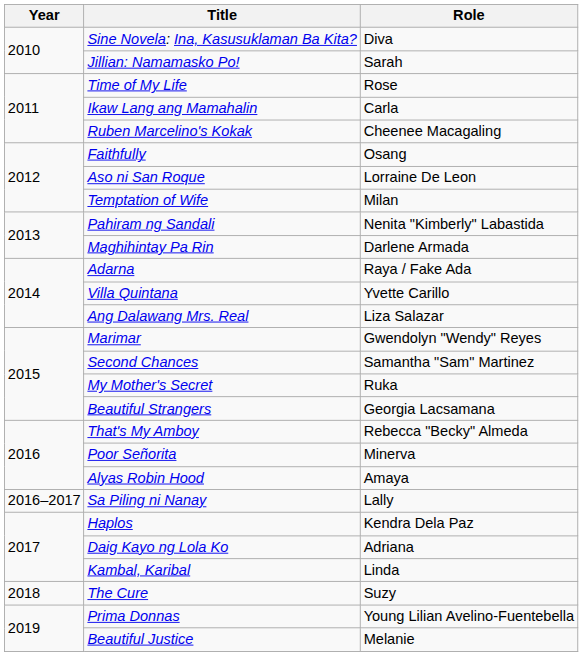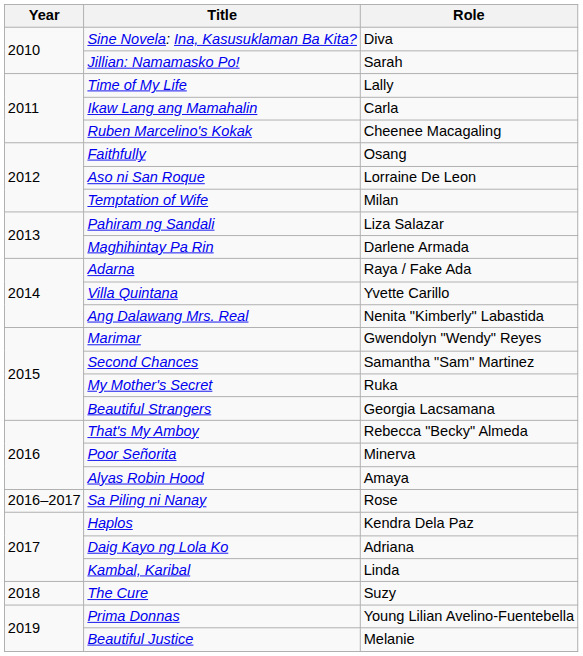(381, 85) Rose -> (379, 85) Lally
(454, 223) Nenita "Kimberly" Labastida -> (404, 223) Liza Salazar
(404, 316) Liza Salazar -> (454, 316) Nenita "Kimberly" Labastida
(379, 500) Lally -> (381, 500) Rose
